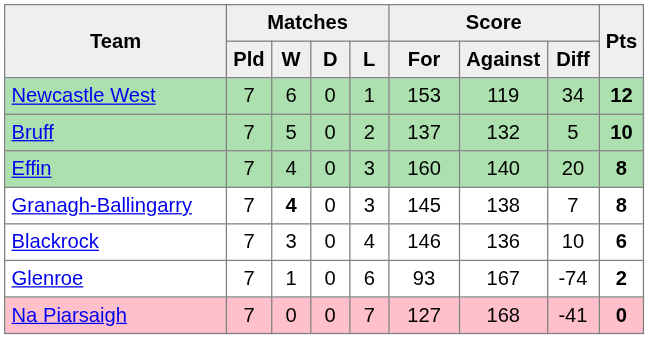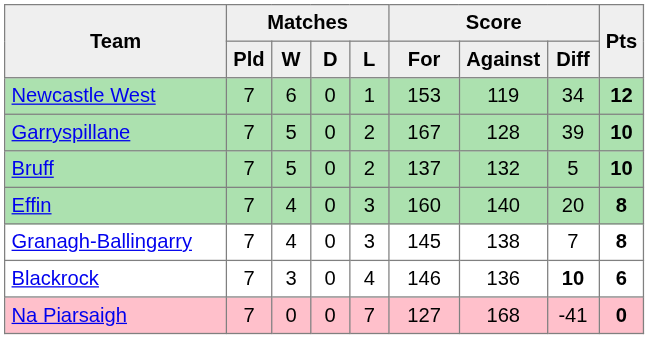+ row: (71, 132)
(291, 205) bold -> (291, 242) normal
(573, 242) normal -> (573, 278) bold
- row: (47, 278)
